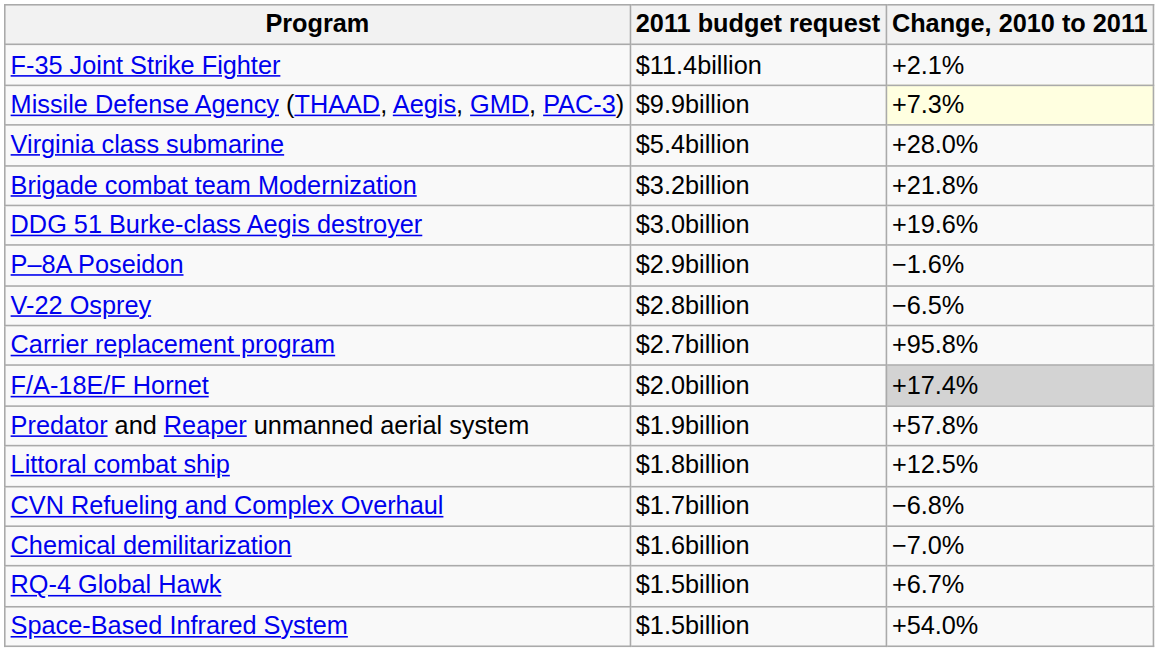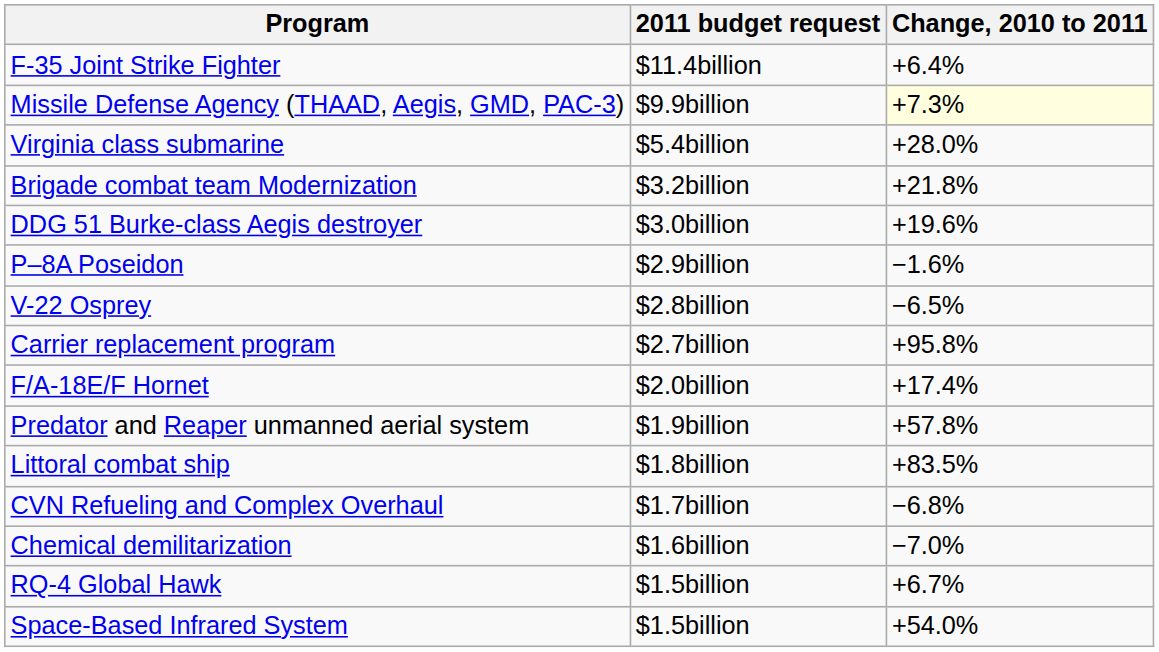(928, 64) +2.1% -> (928, 64) +6.4%
(935, 385) lightgrey background -> (935, 385) no background
(935, 465) +12.5% -> (935, 465) +83.5%
